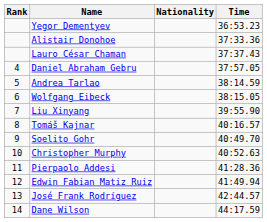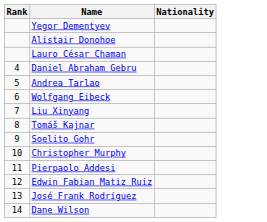- column: (239, 11)
